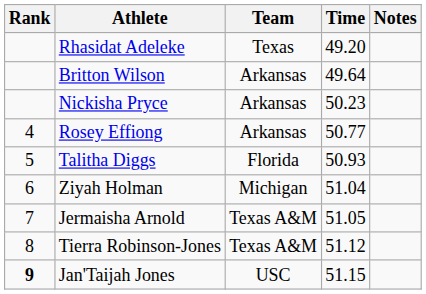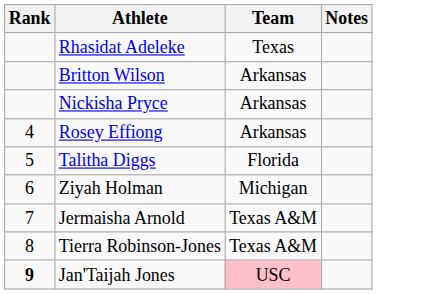- column: (345, 18)
(273, 274) no background -> (273, 274) pink background
